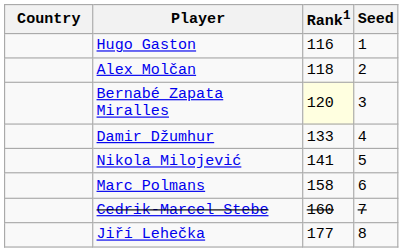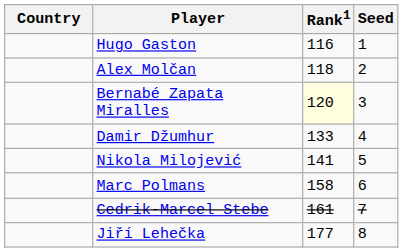(320, 210) 160 -> (320, 210) 161
